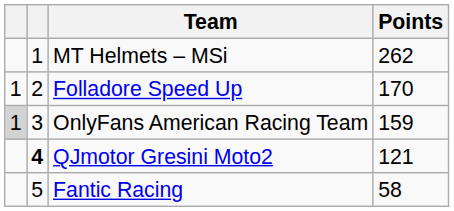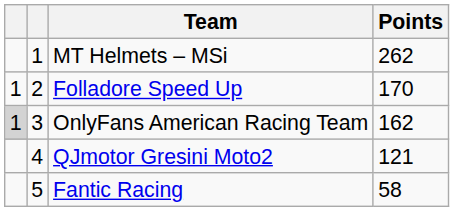(396, 123) 159 -> (396, 123) 162
(37, 156) bold -> (37, 156) normal
